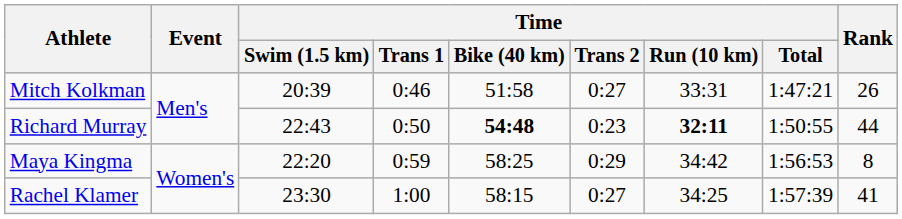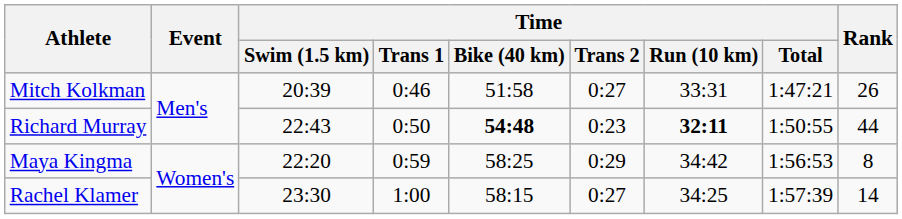(868, 196) 41 -> (868, 196) 14
